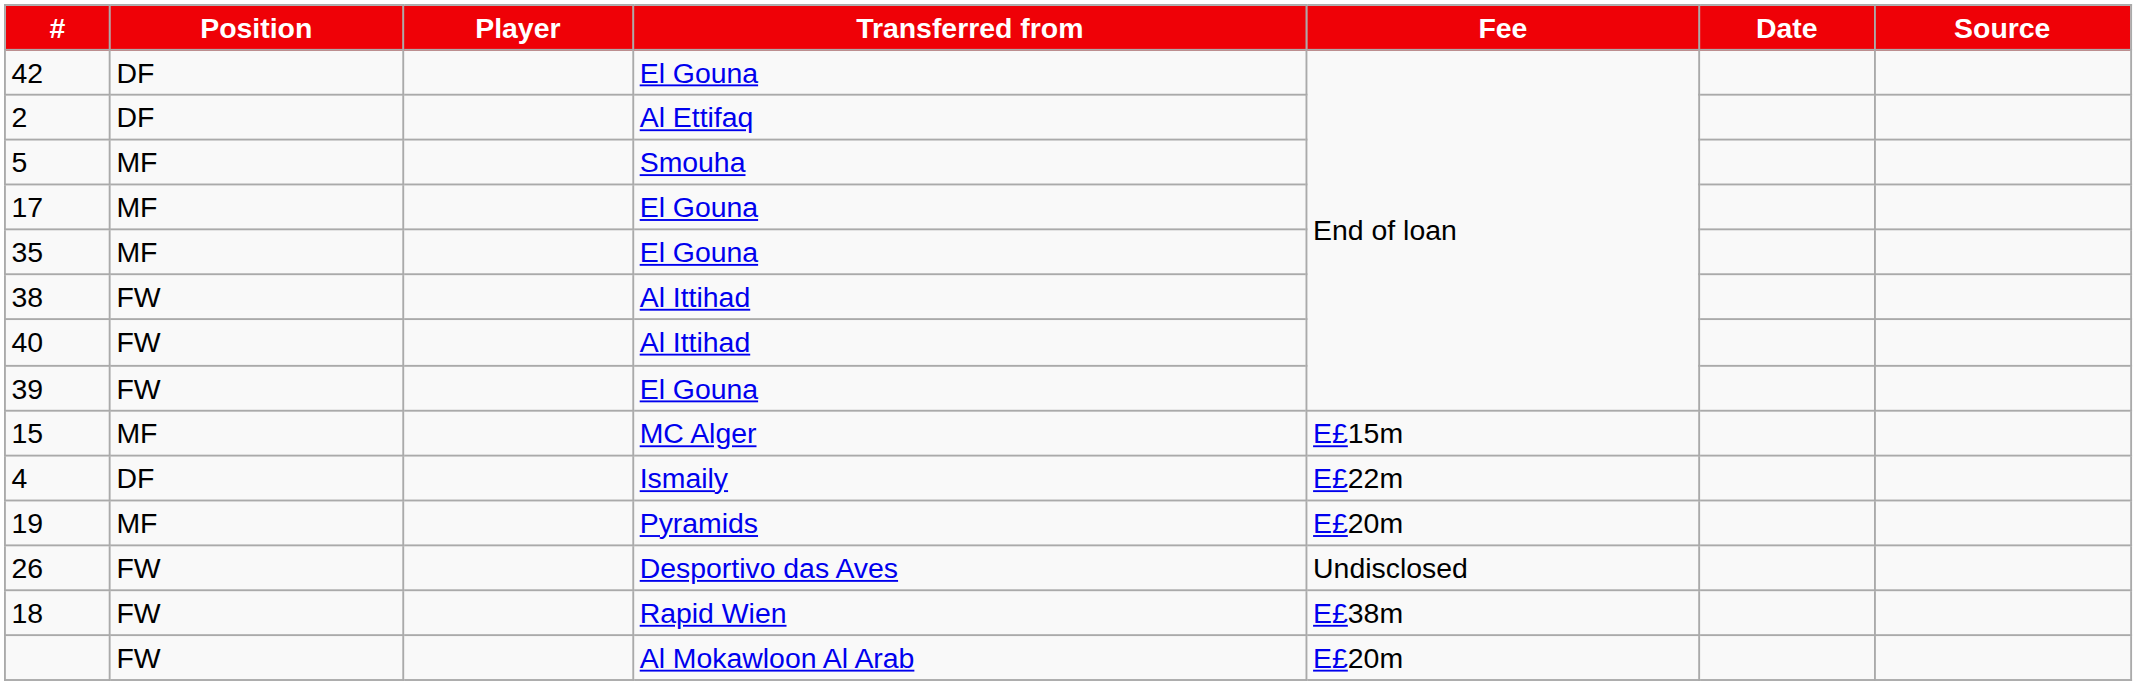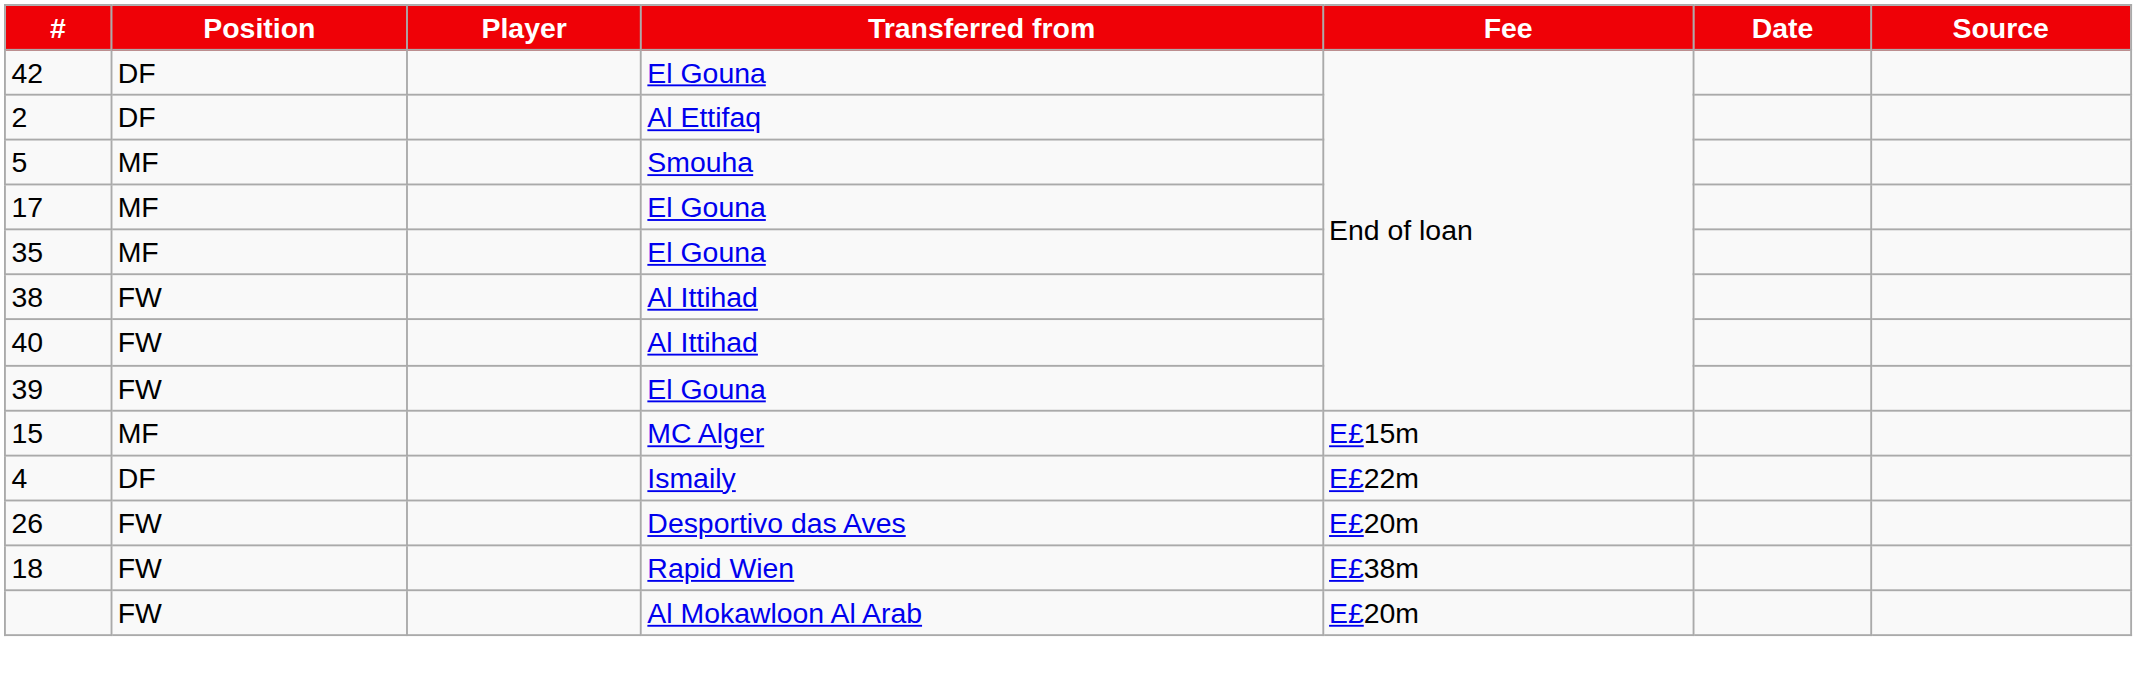- row: (27, 523)
(1390, 568) Undisclosed -> (1374, 523) E£20m
